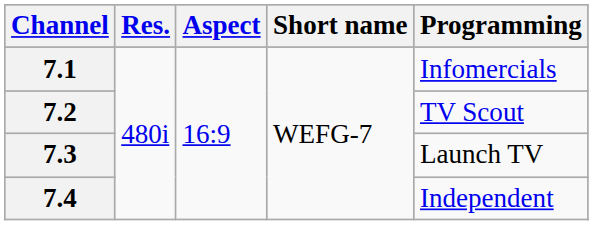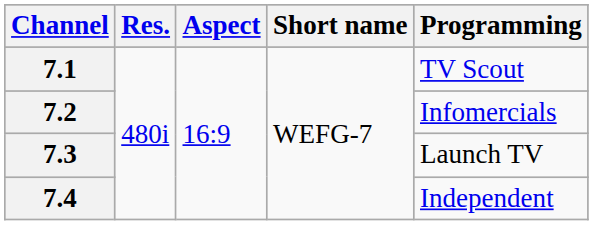(488, 68) Infomercials -> (472, 68) TV Scout
(472, 111) TV Scout -> (488, 111) Infomercials
